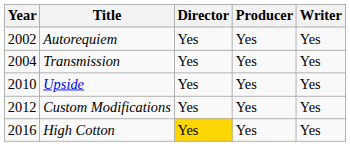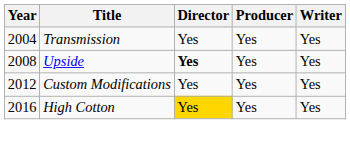- row: (80, 38)
(22, 84) 2010 -> (22, 61) 2008
(188, 84) normal -> (188, 61) bold
